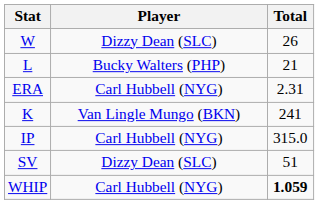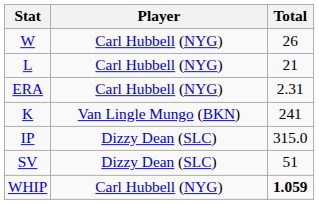(159, 41) Dizzy Dean (SLC) -> (159, 41) Carl Hubbell (NYG)
(159, 65) Bucky Walters (PHP) -> (159, 65) Carl Hubbell (NYG)
(159, 138) Carl Hubbell (NYG) -> (159, 138) Dizzy Dean (SLC)
